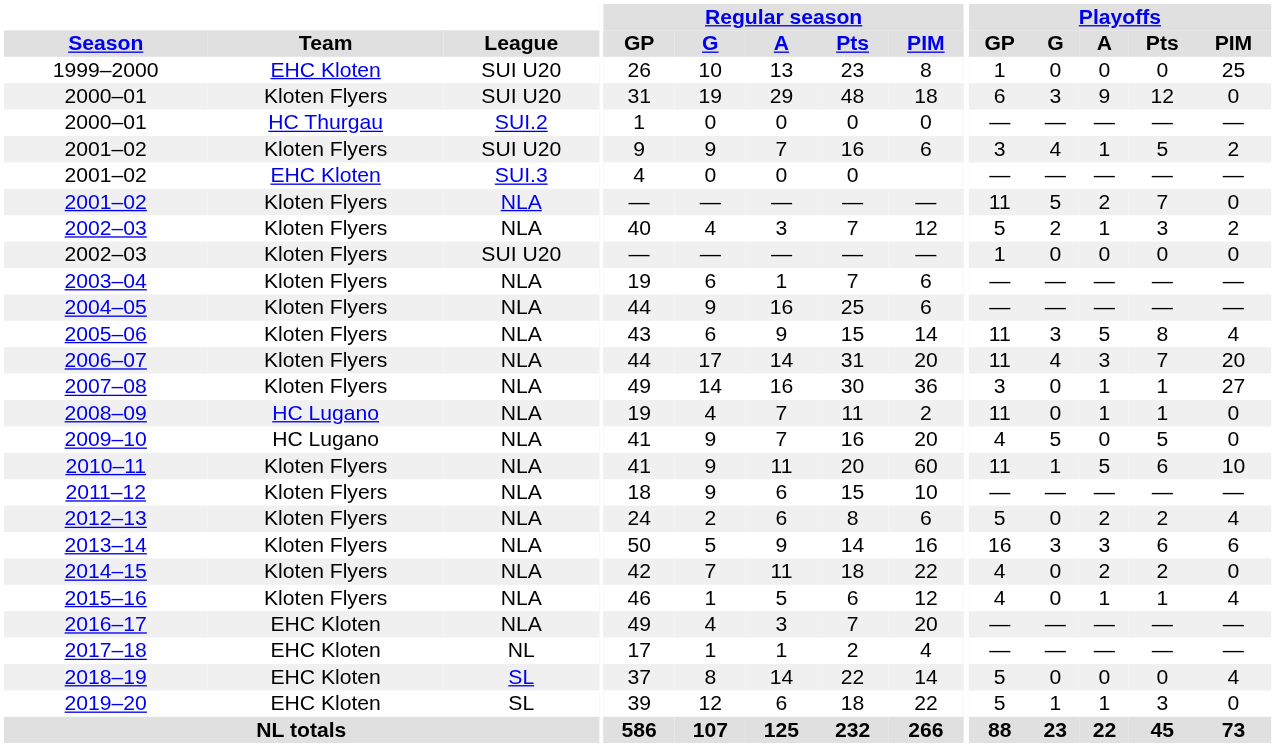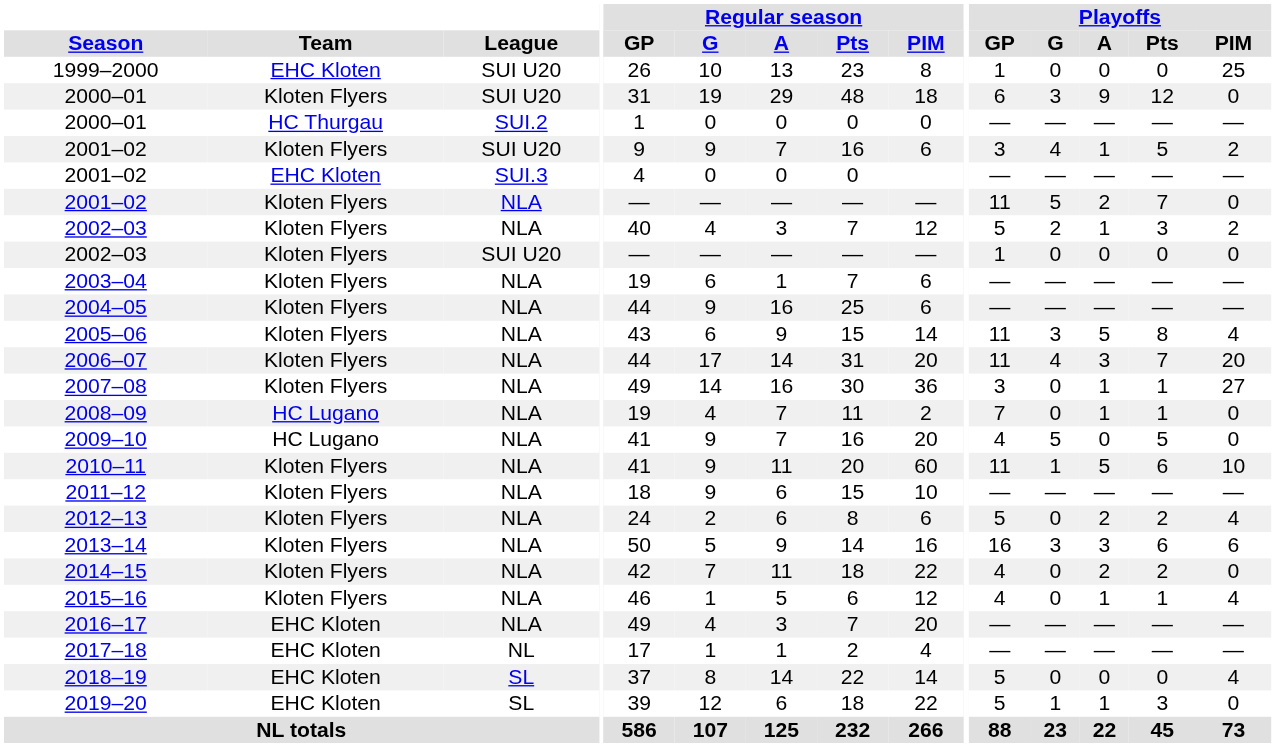(1000, 413) 11 -> (1000, 413) 7
